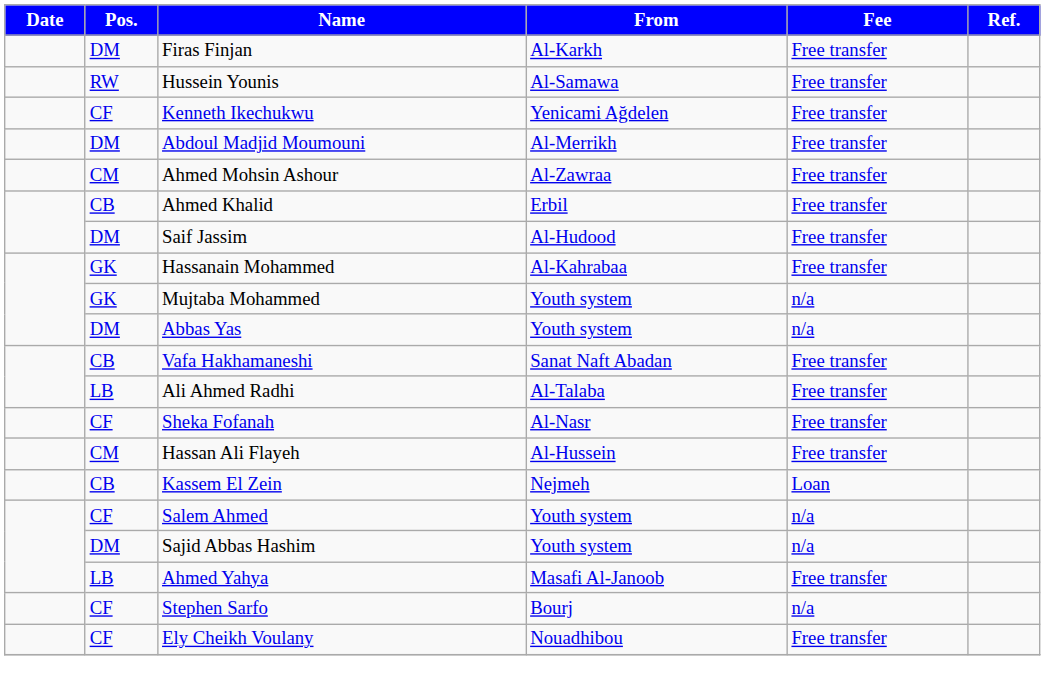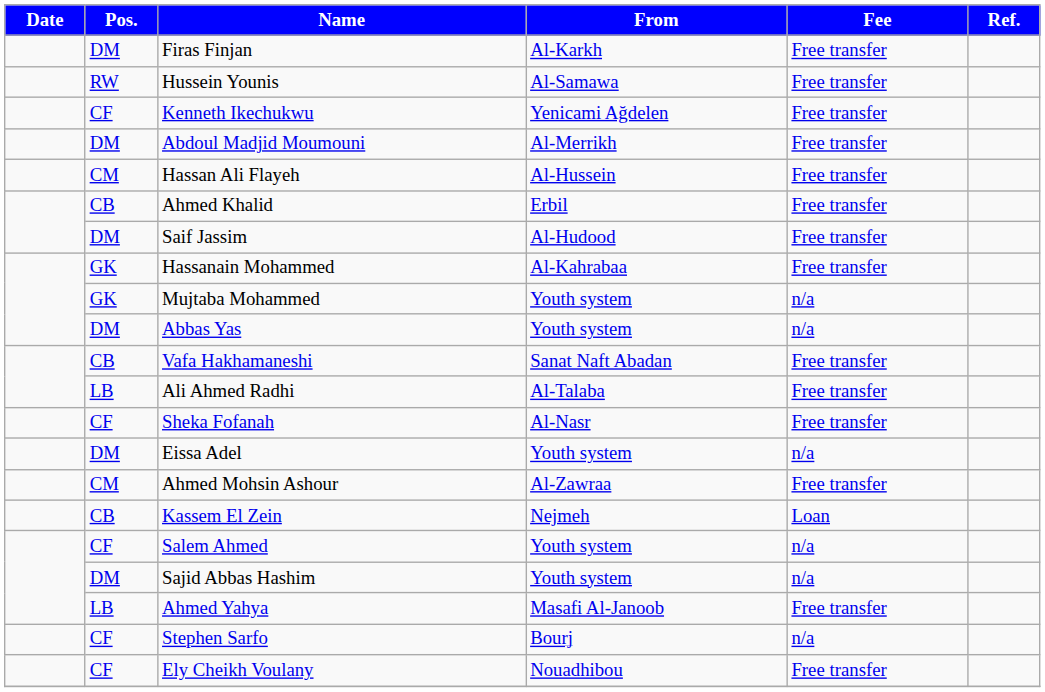rows swapped: (250, 174) <-> (231, 453)
+ row: (202, 453)
